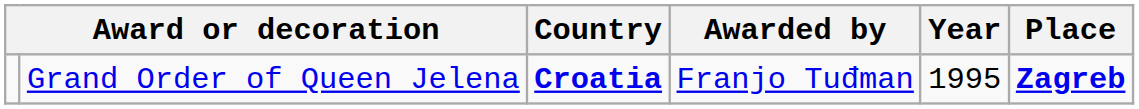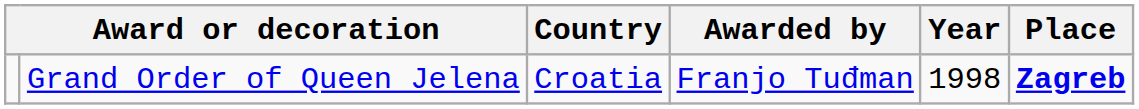(598, 80) bold -> (598, 80) normal
(965, 80) 1995 -> (965, 80) 1998
